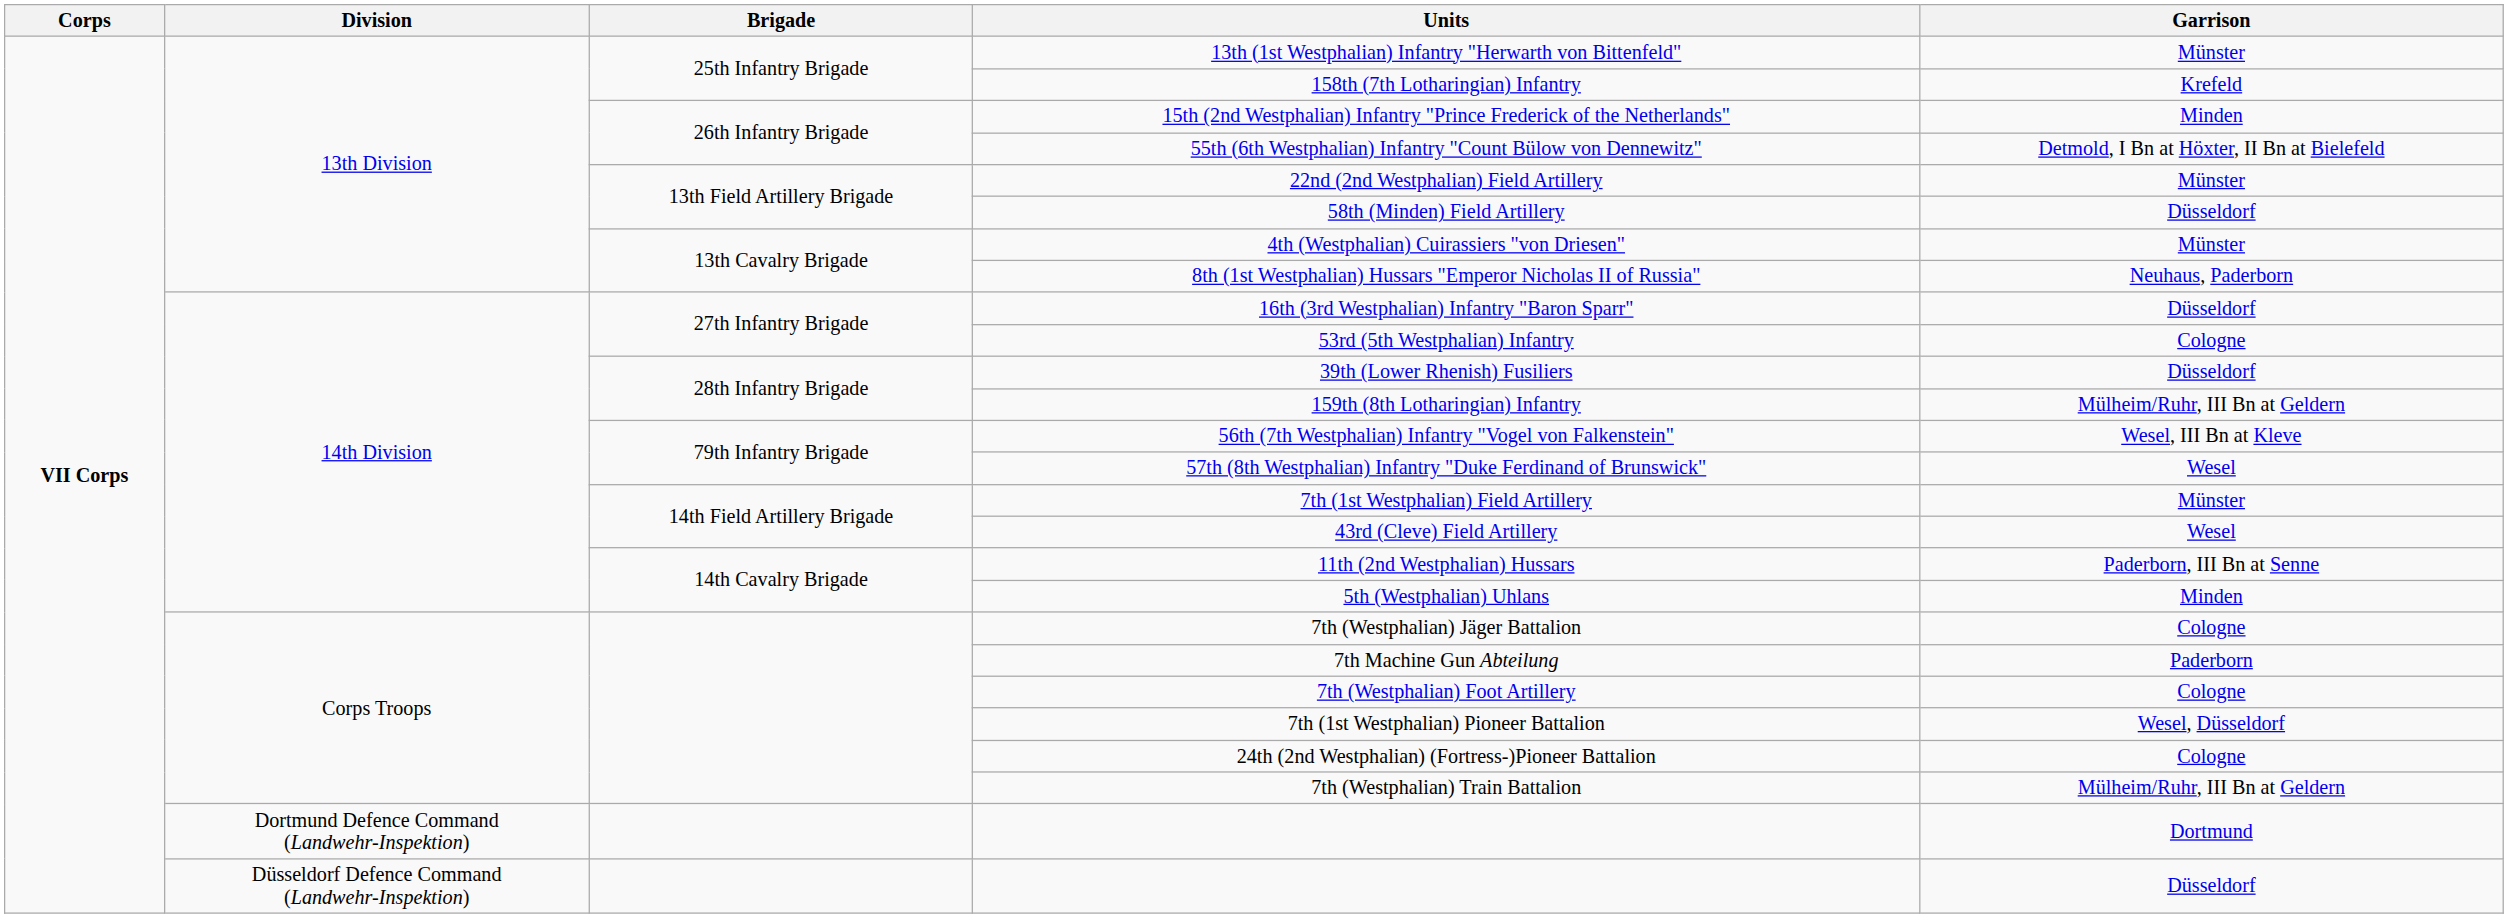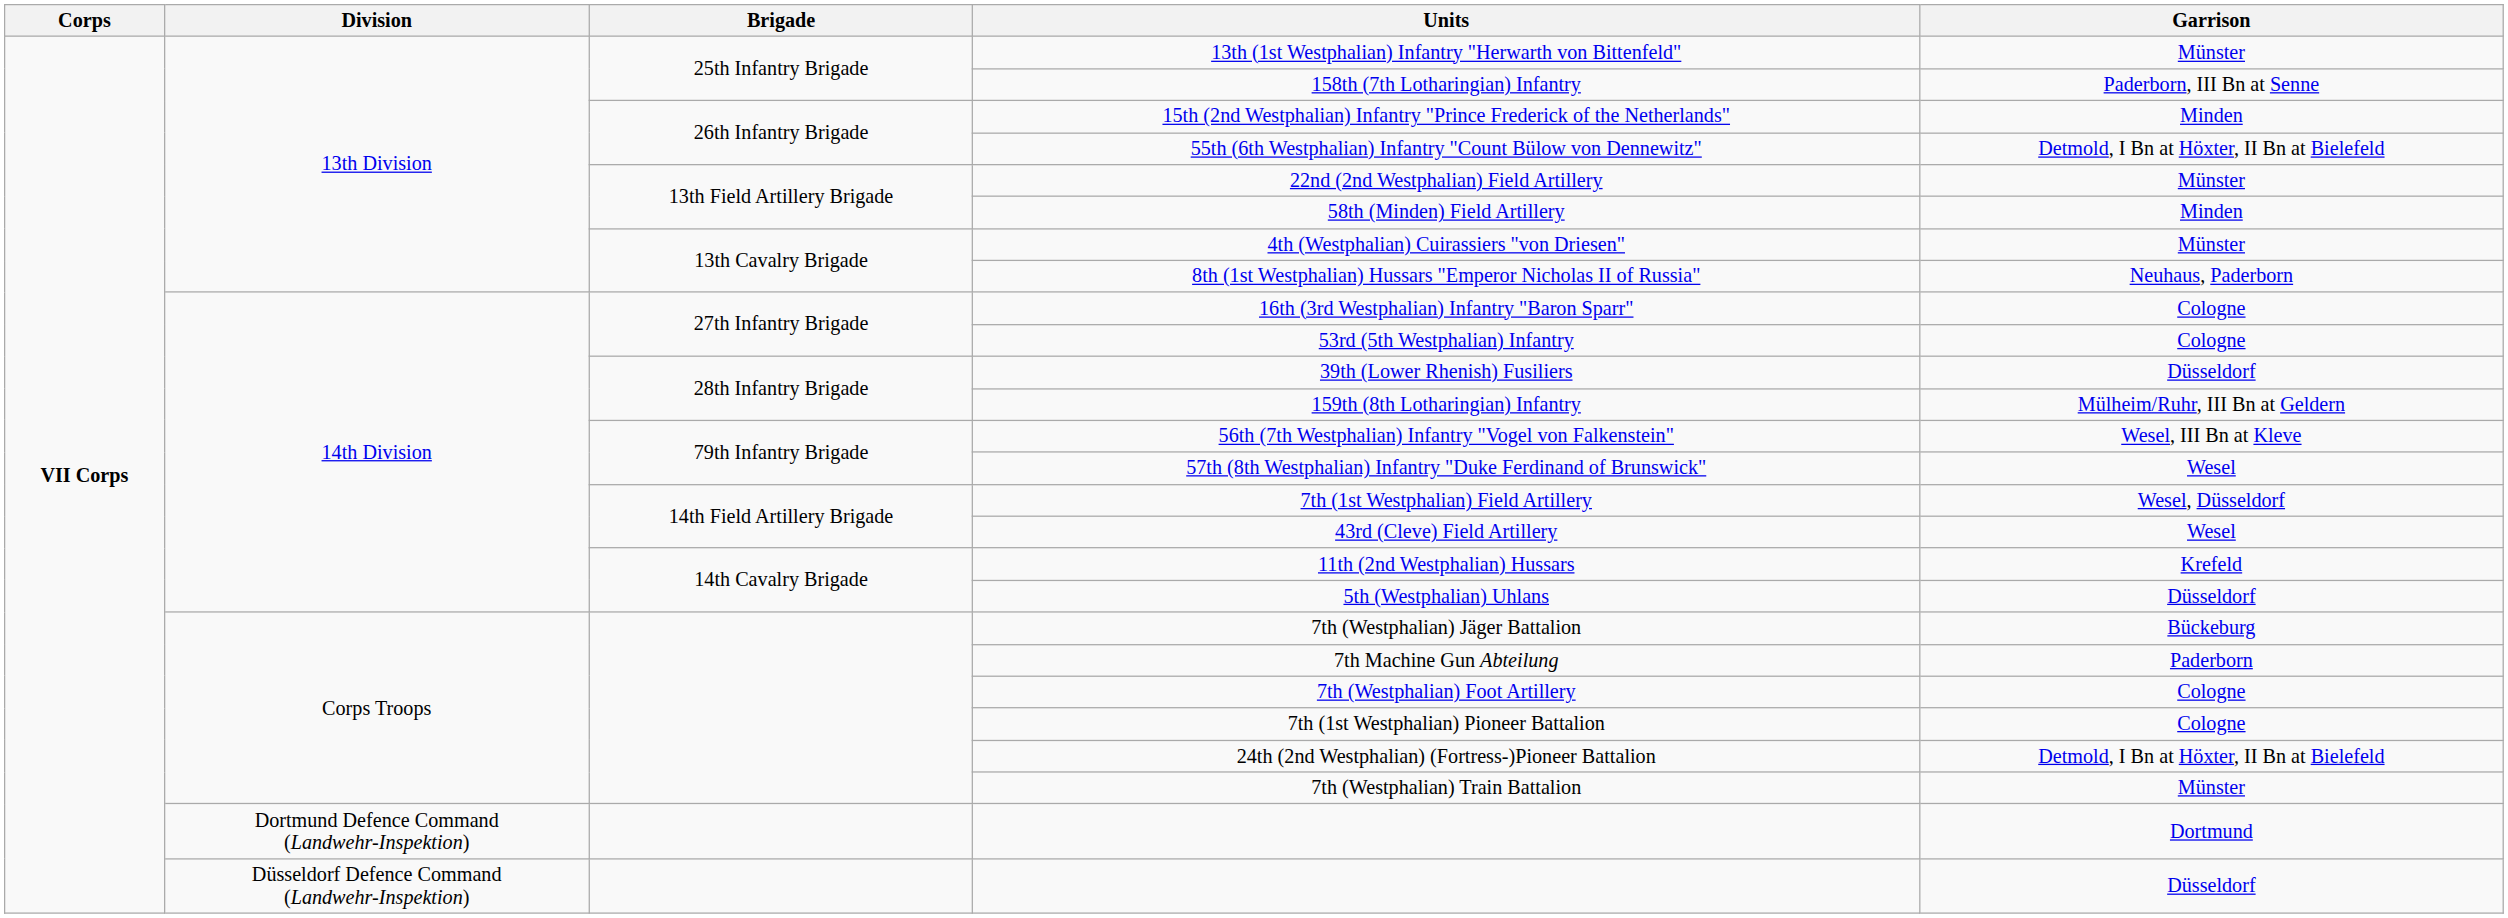(2211, 84) Krefeld -> (2211, 84) Paderborn, III Bn at Senne
(2211, 212) Düsseldorf -> (2211, 212) Minden
(2211, 308) Düsseldorf -> (2211, 308) Cologne
(2211, 500) Münster -> (2211, 500) Wesel, Düsseldorf
(2211, 564) Paderborn, III Bn at Senne -> (2211, 564) Krefeld
(2211, 595) Minden -> (2211, 595) Düsseldorf
(2211, 627) Cologne -> (2211, 627) Bückeburg
(2211, 723) Wesel, Düsseldorf -> (2211, 723) Cologne
(2211, 755) Cologne -> (2211, 755) Detmold, I Bn at Höxter, II Bn at Bielefeld
(2211, 787) Mülheim/Ruhr, III Bn at Geldern -> (2211, 787) Münster
